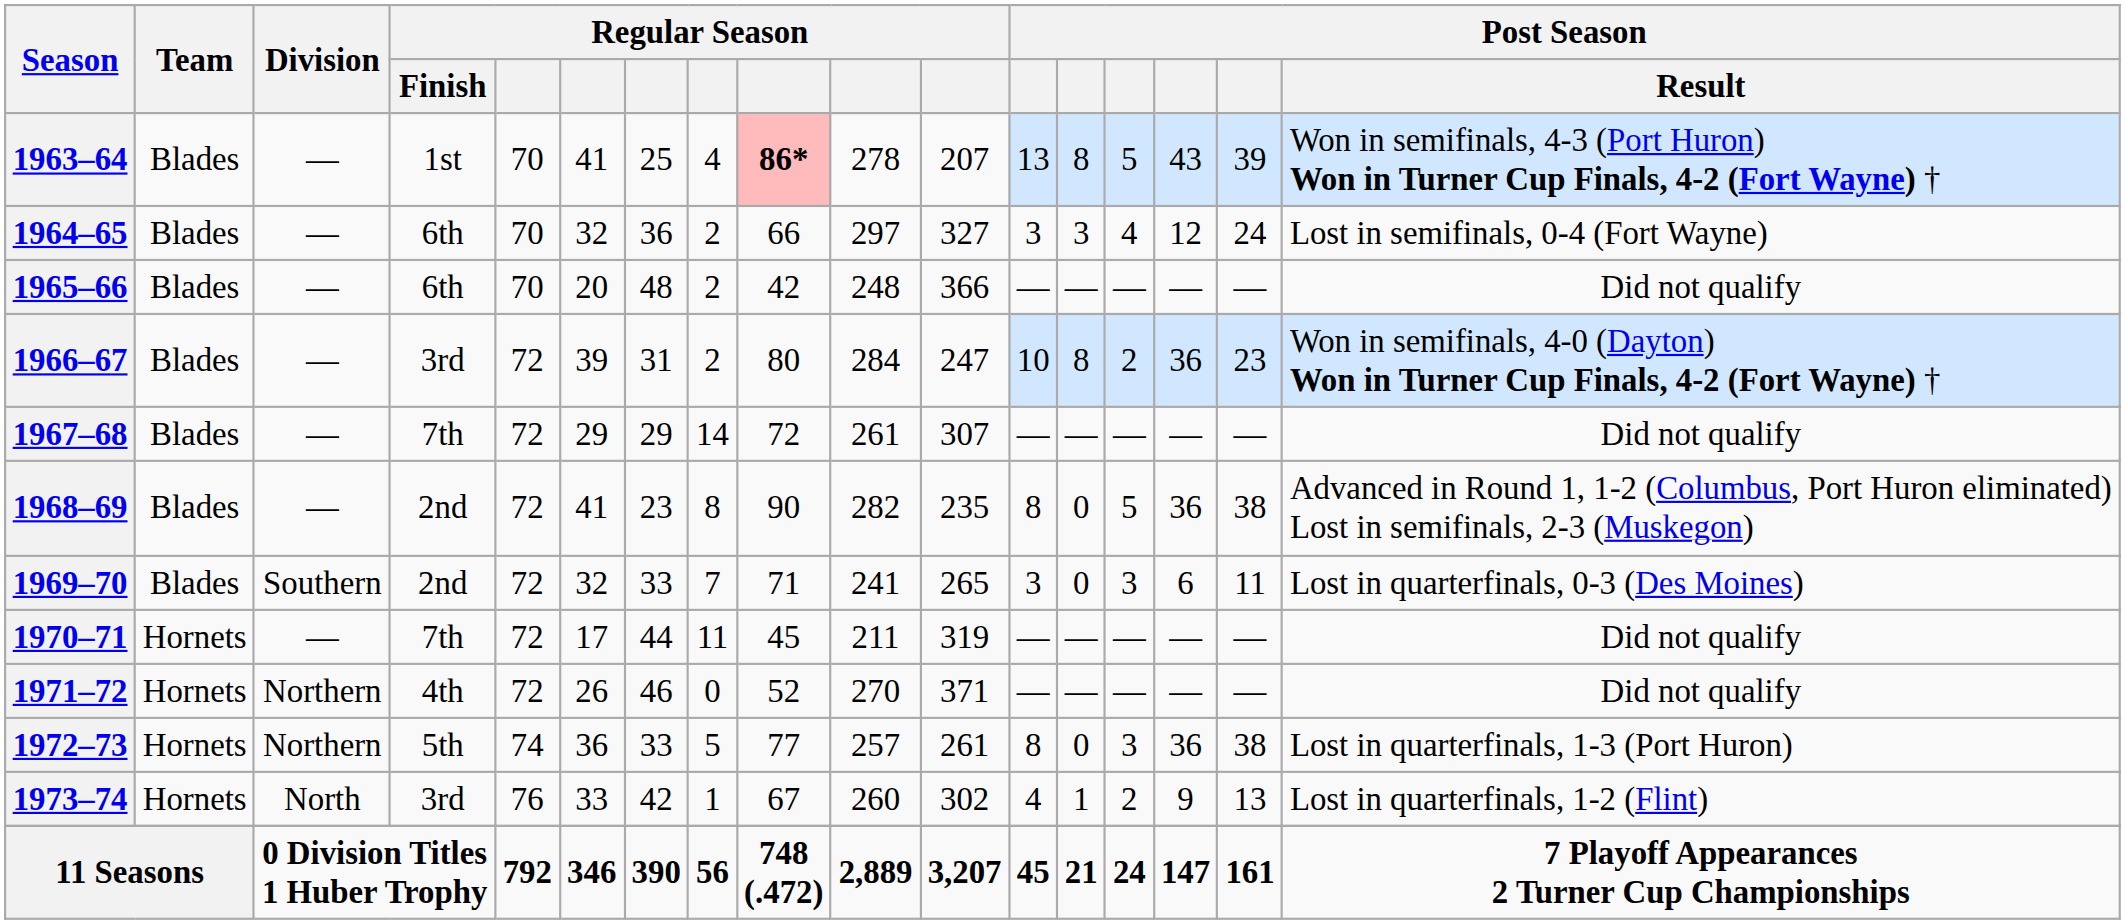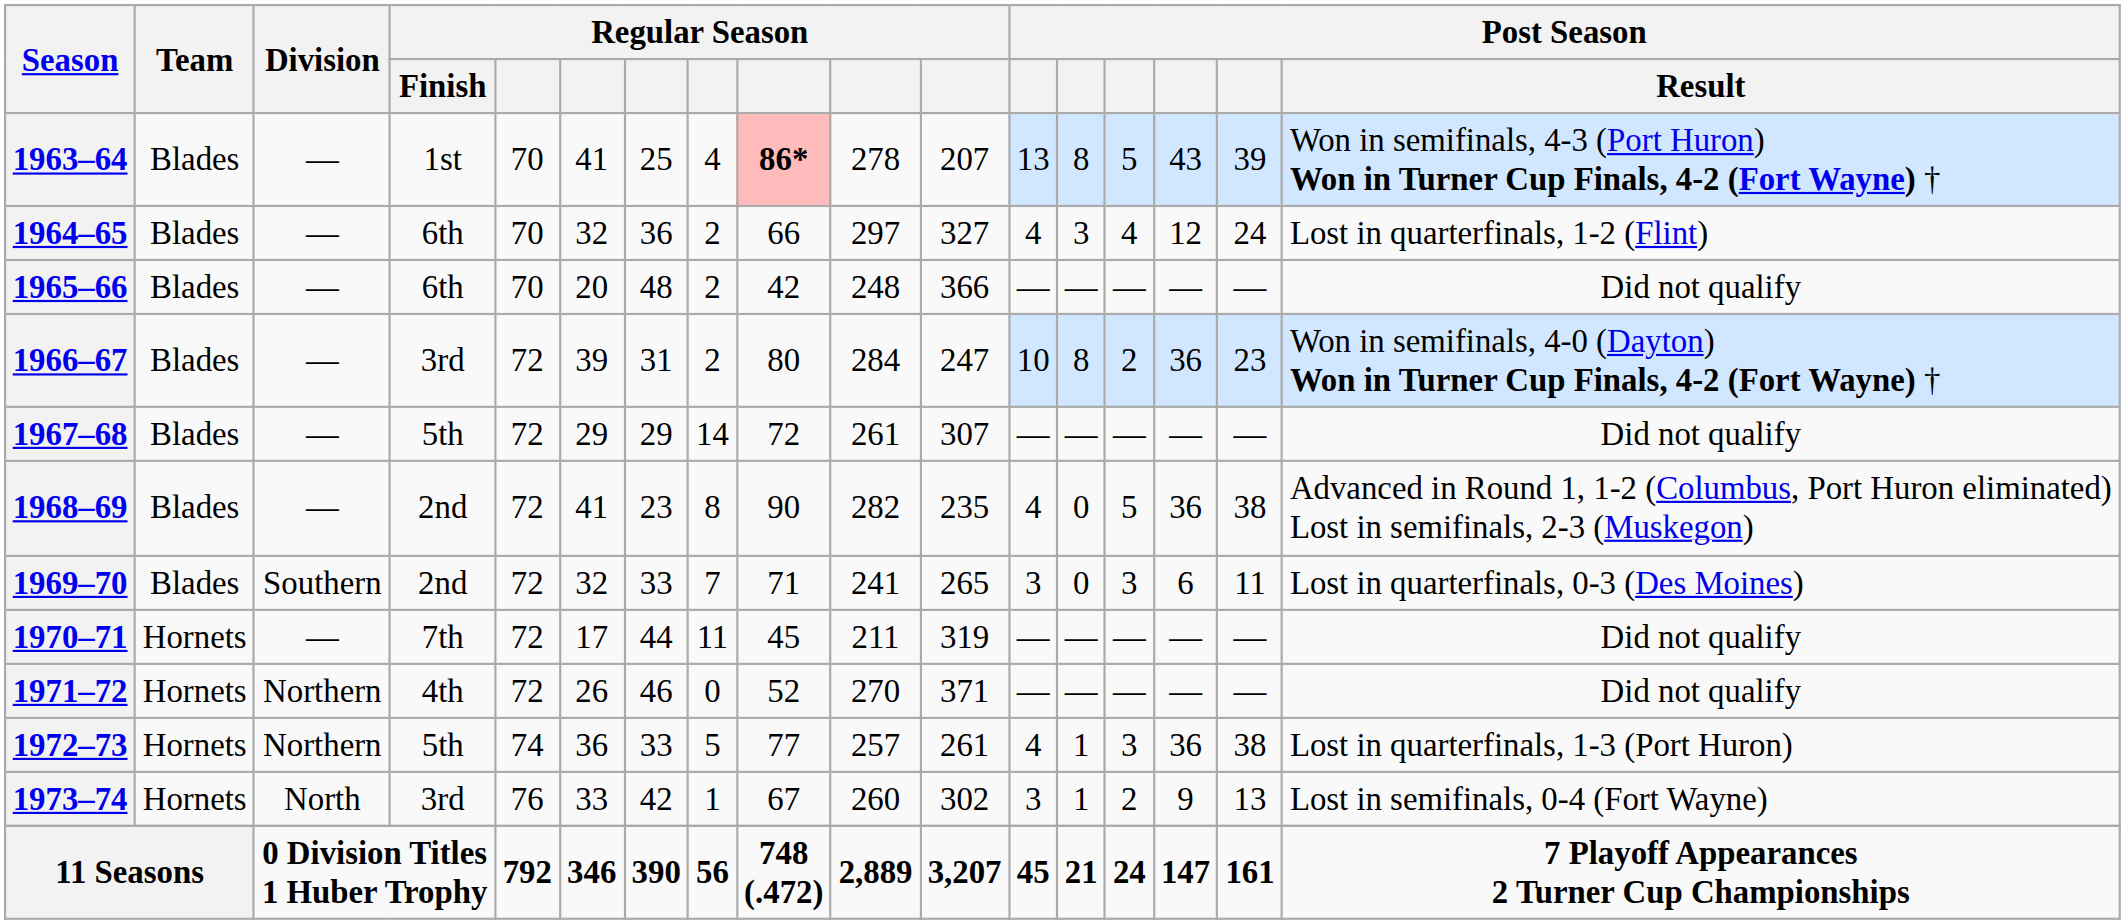(1033, 233) 3 -> (1033, 233) 4
(1529, 233) Lost in semifinals, 0-4 (Fort Wayne) -> (1499, 233) Lost in quarterfinals, 1-2 (Flint)
(443, 434) 7th -> (443, 434) 5th
(1033, 507) 8 -> (1033, 507) 4
(1033, 743) 8 -> (1033, 743) 4
(1081, 743) 0 -> (1081, 743) 1
(1033, 798) 4 -> (1033, 798) 3
(1499, 798) Lost in quarterfinals, 1-2 (Flint) -> (1529, 798) Lost in semifinals, 0-4 (Fort Wayne)
